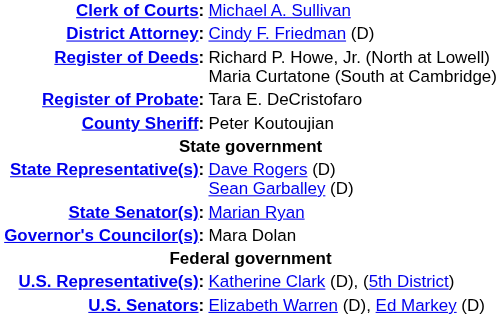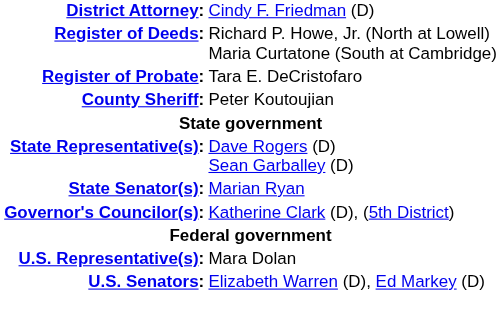- row: (140, 10)
(252, 235) Mara Dolan -> (331, 212) Katherine Clark (D), (5th District)
(331, 282) Katherine Clark (D), (5th District) -> (252, 258) Mara Dolan
